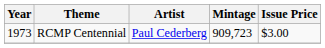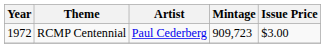(19, 33) 1973 -> (19, 33) 1972
